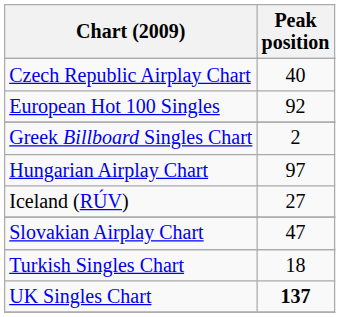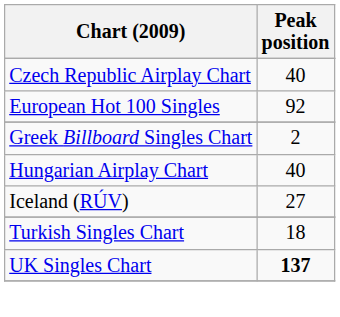(296, 169) 97 -> (296, 169) 40
- row: (106, 233)
